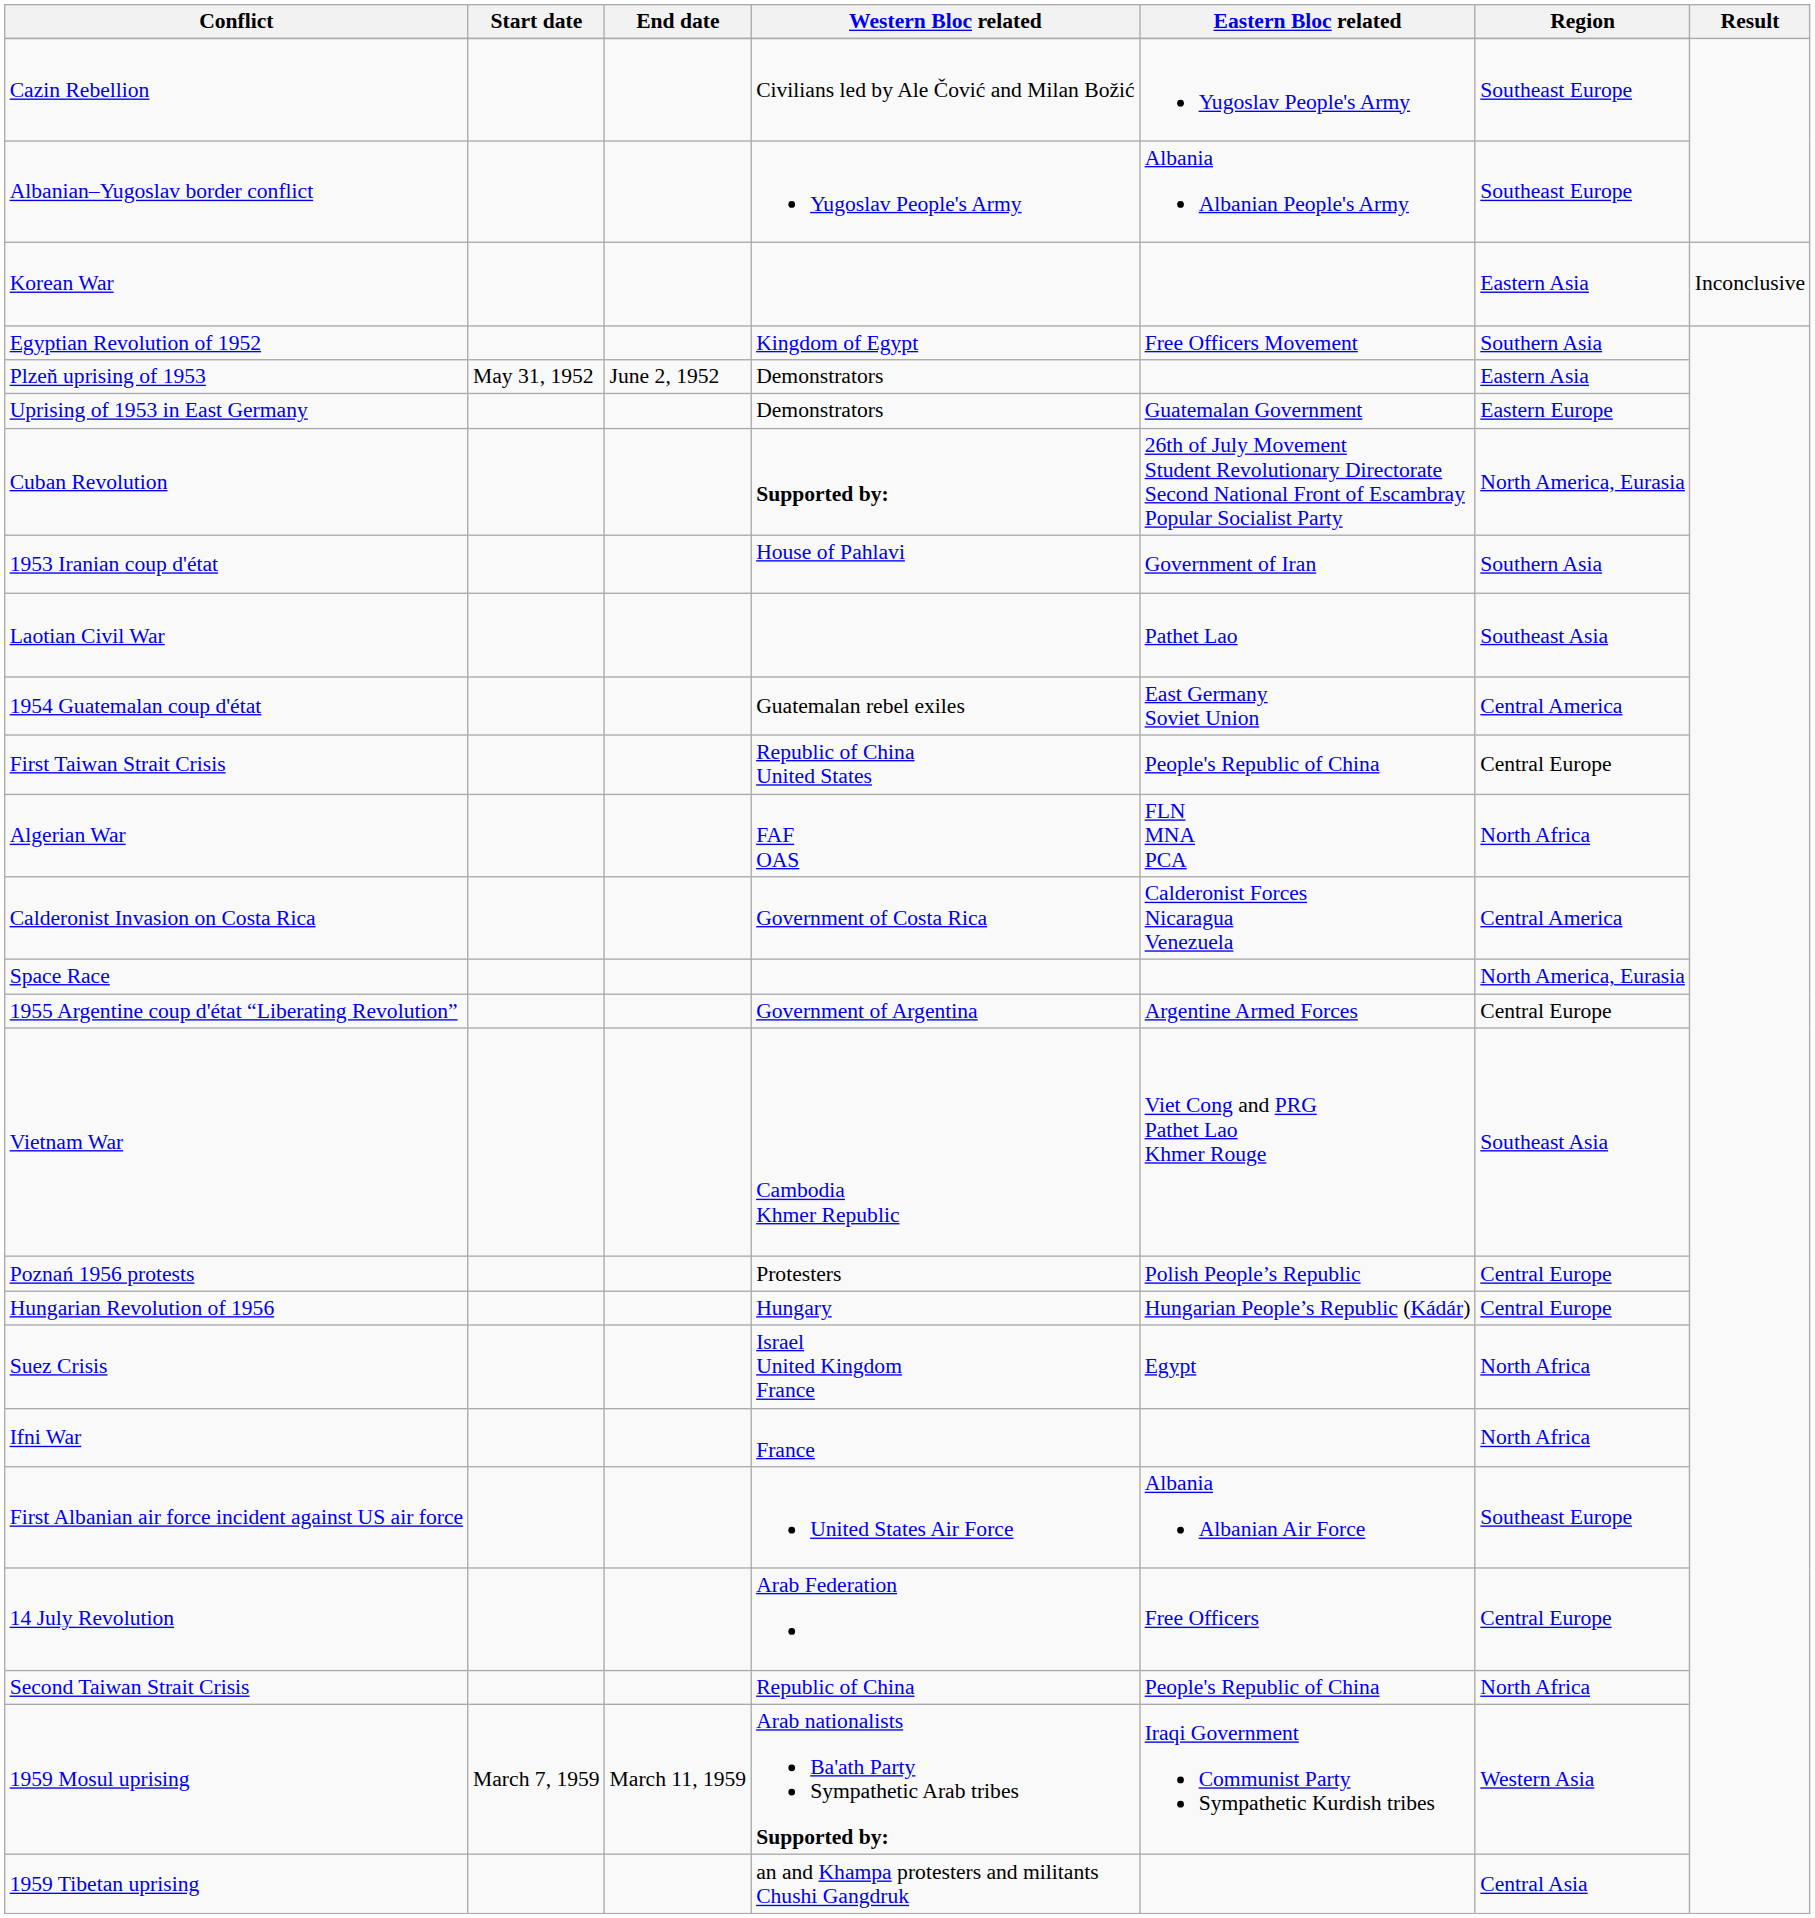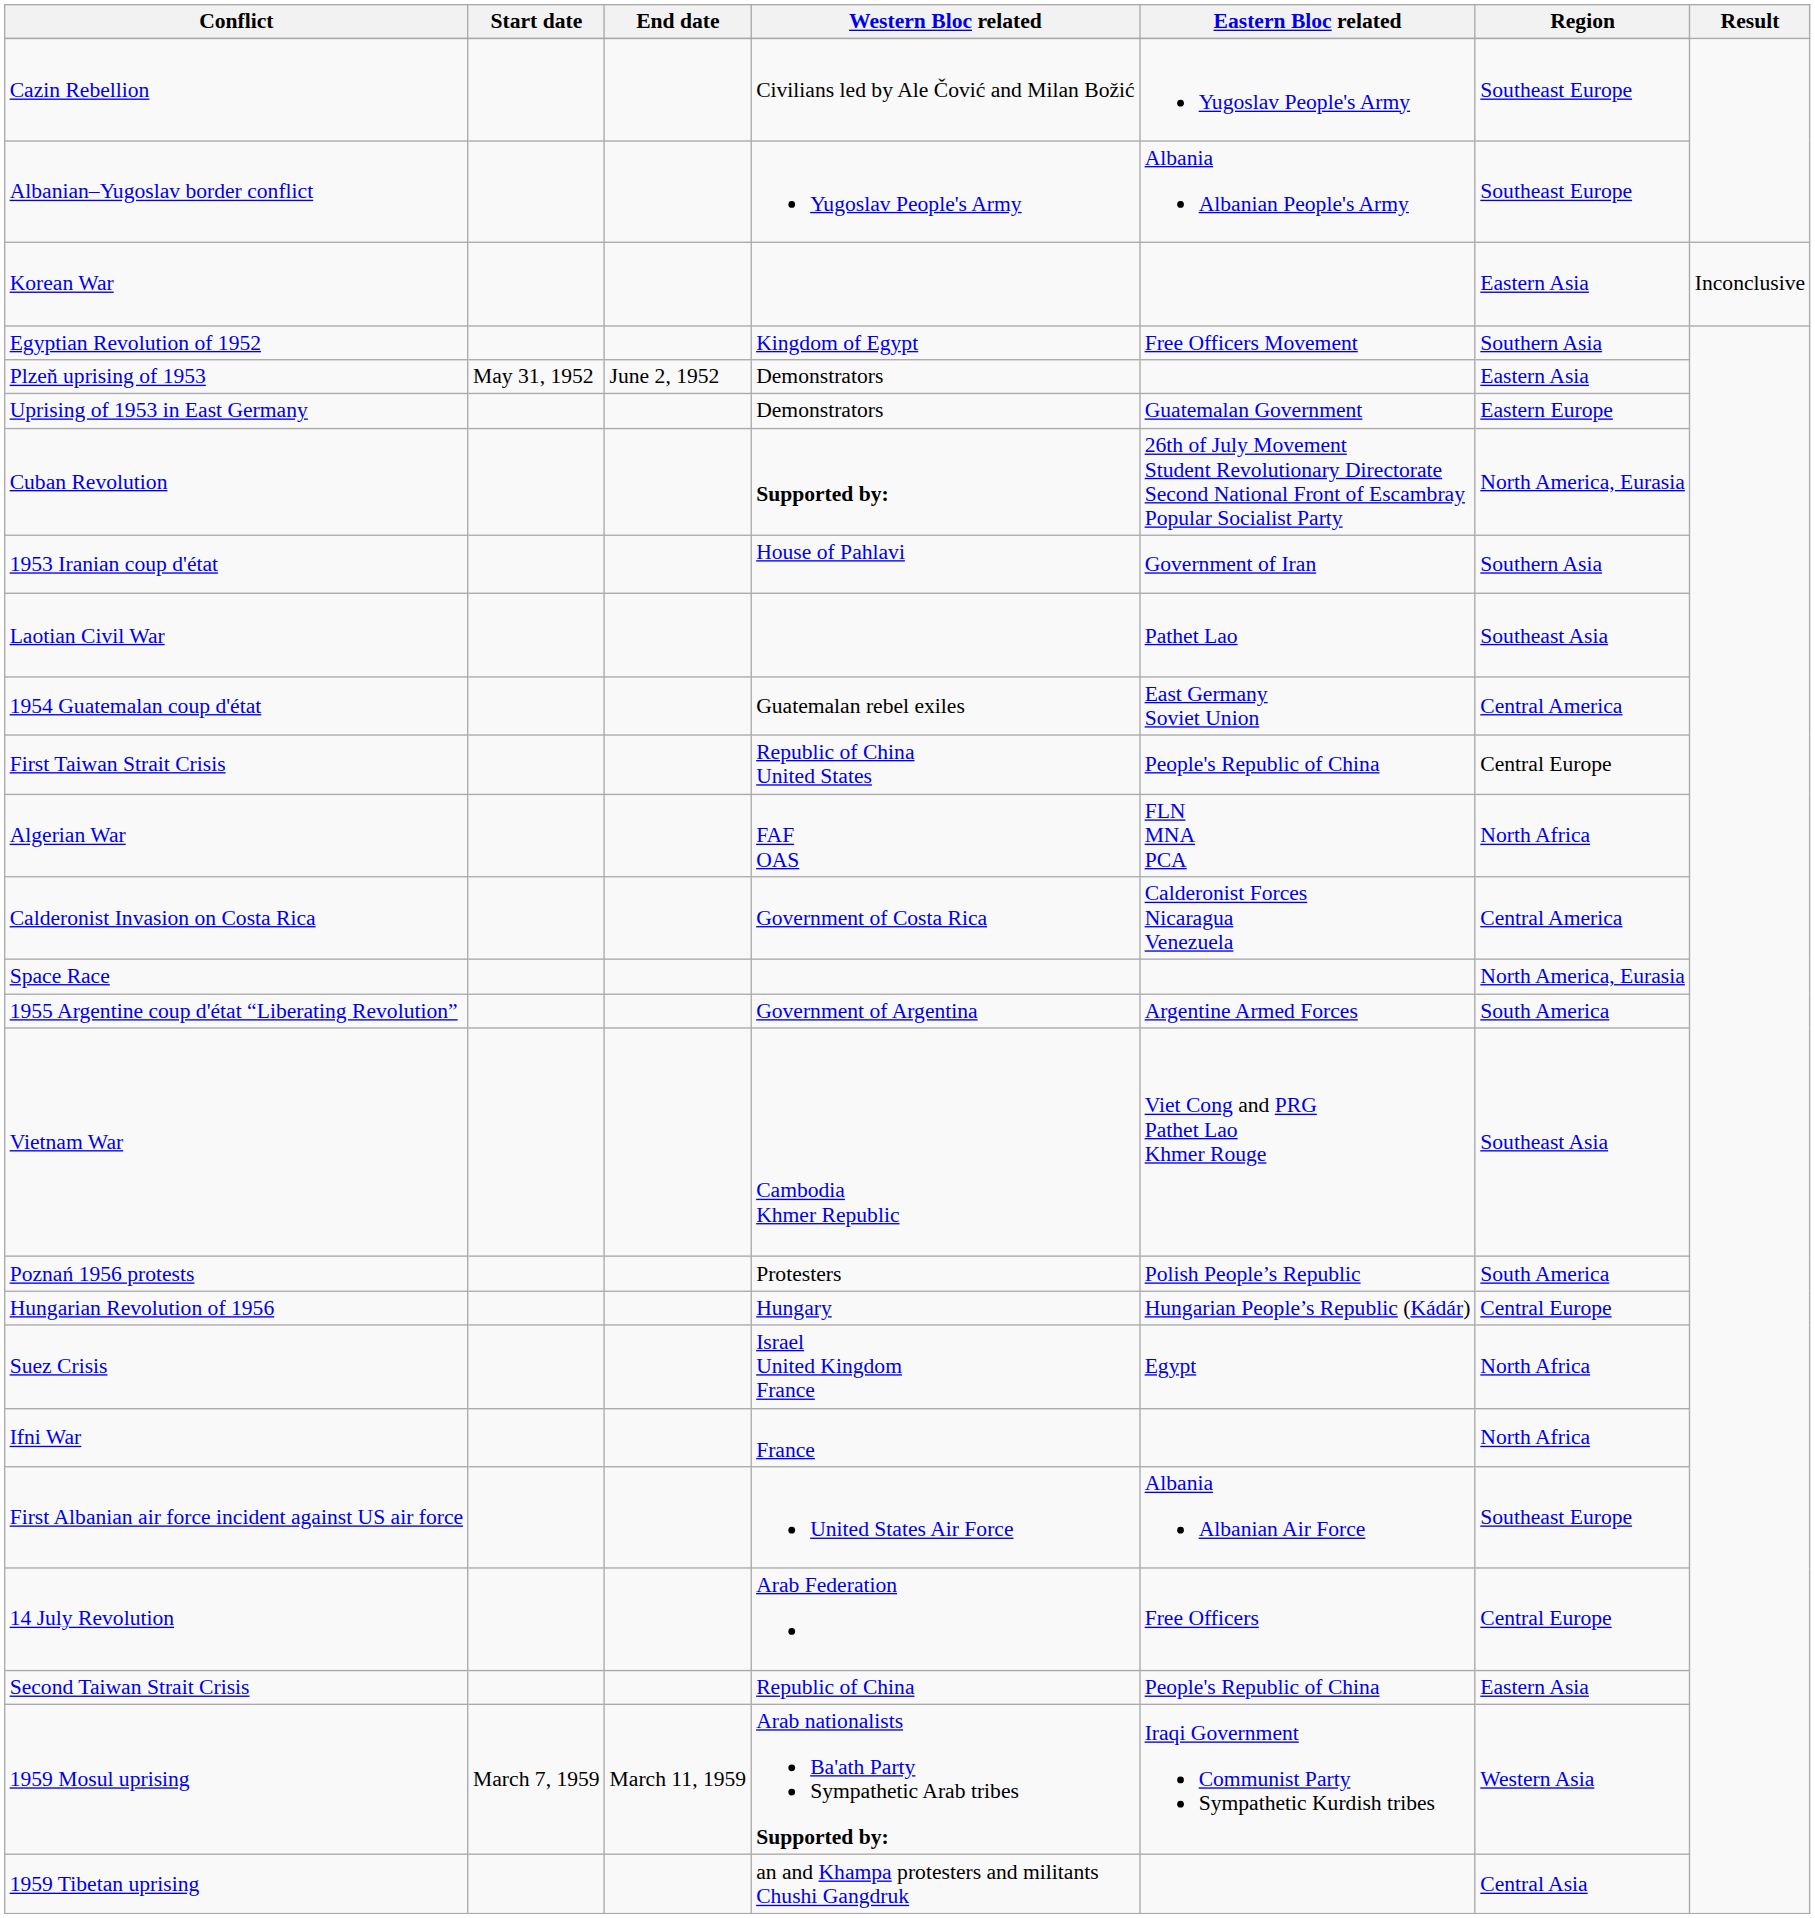(1546, 1010) Central Europe -> (1545, 1010) South America
(1546, 1273) Central Europe -> (1545, 1273) South America
(1535, 1687) North Africa -> (1535, 1687) Eastern Asia
